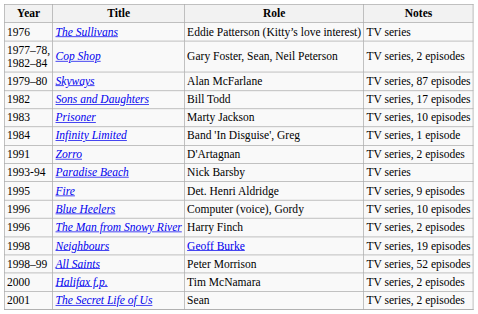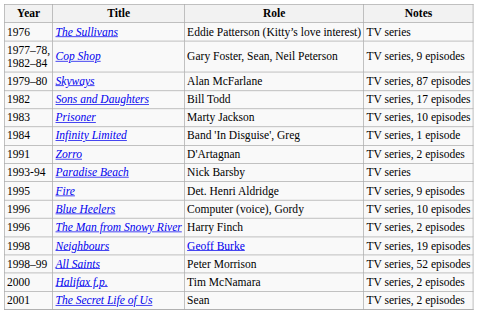(416, 56) TV series, 2 episodes -> (416, 56) TV series, 9 episodes
